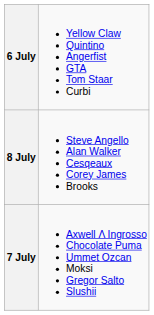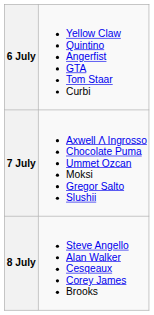rows swapped: (21, 257) <-> (21, 157)
